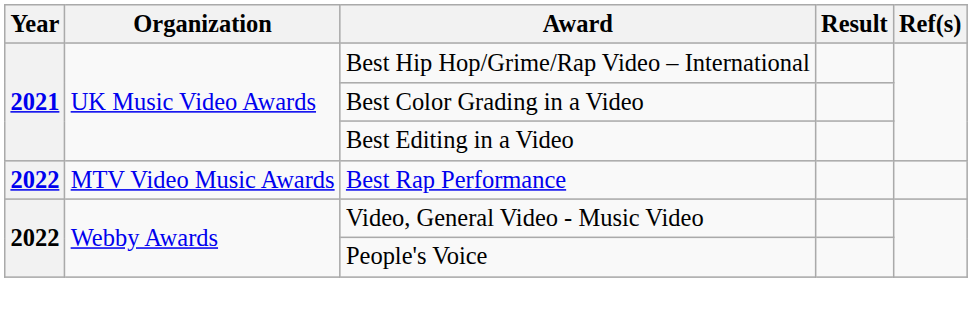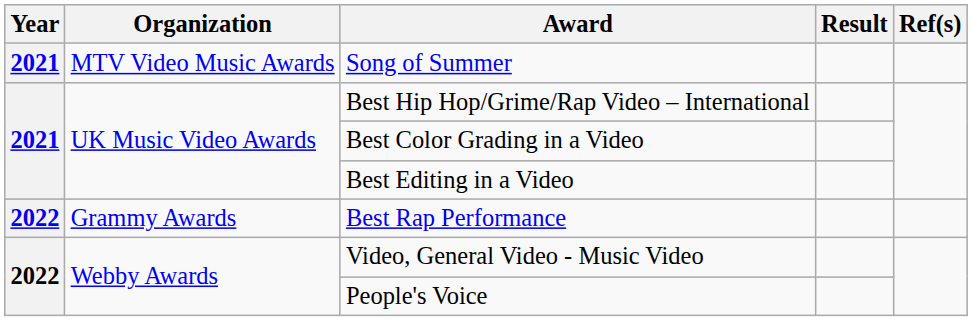+ row: (429, 62)
(203, 179) MTV Video Music Awards -> (153, 218) Grammy Awards
